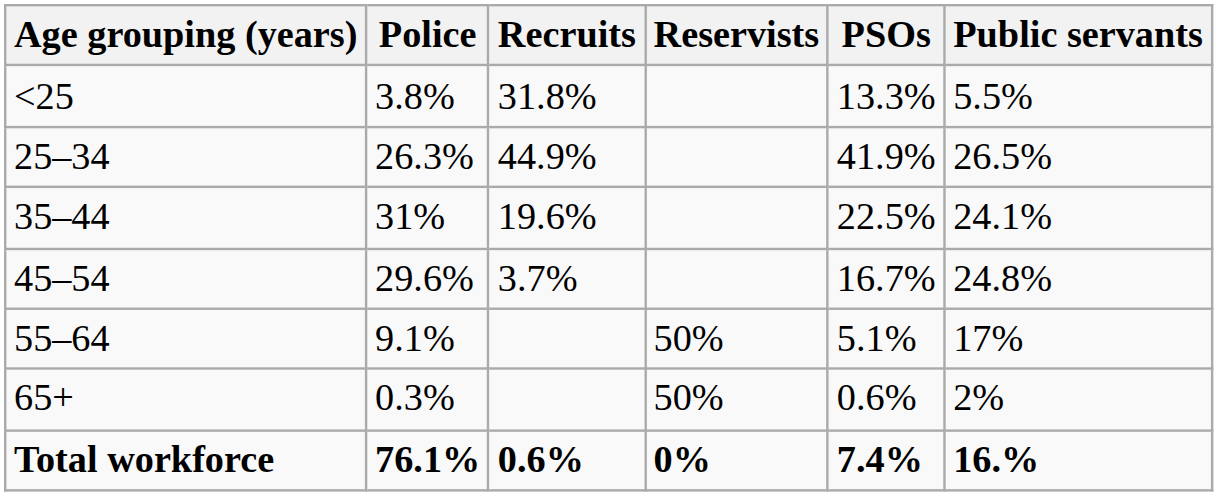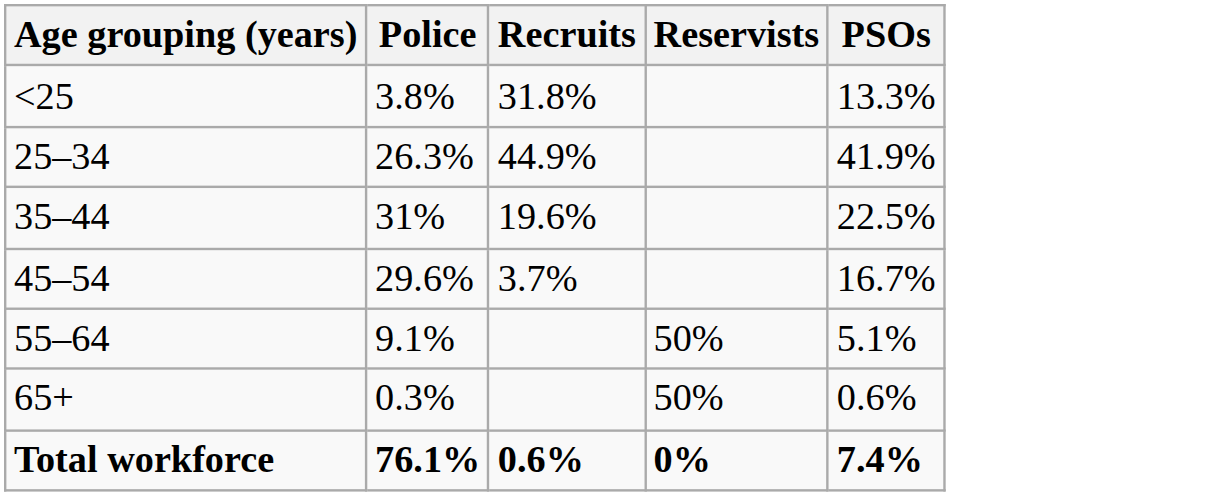- column: (1078, 34)
